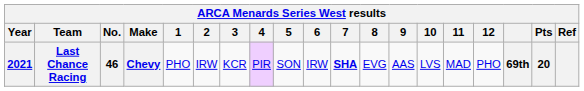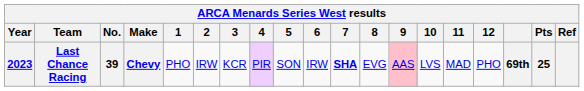(20, 64) 2021 -> (20, 64) 2023
(112, 64) 46 -> (112, 64) 39
(403, 64) no background -> (403, 64) pink background
(544, 64) 20 -> (544, 64) 25
